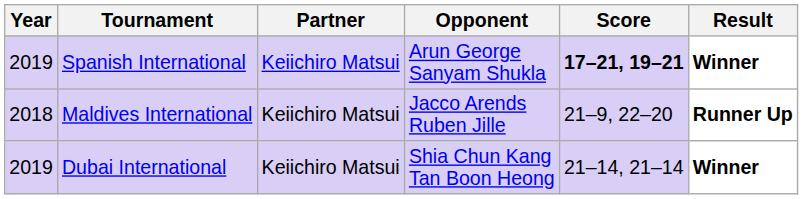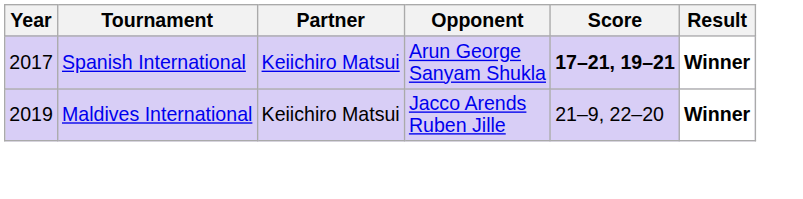(31, 62) 2019 -> (31, 62) 2017
(31, 115) 2018 -> (31, 115) 2019
(743, 115) Runner Up -> (717, 115) Winner
- row: (144, 168)
